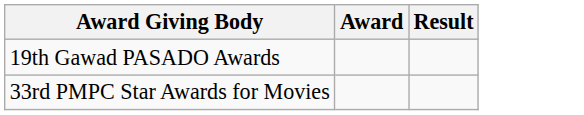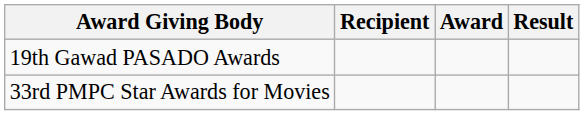+ column: (385, 22)
